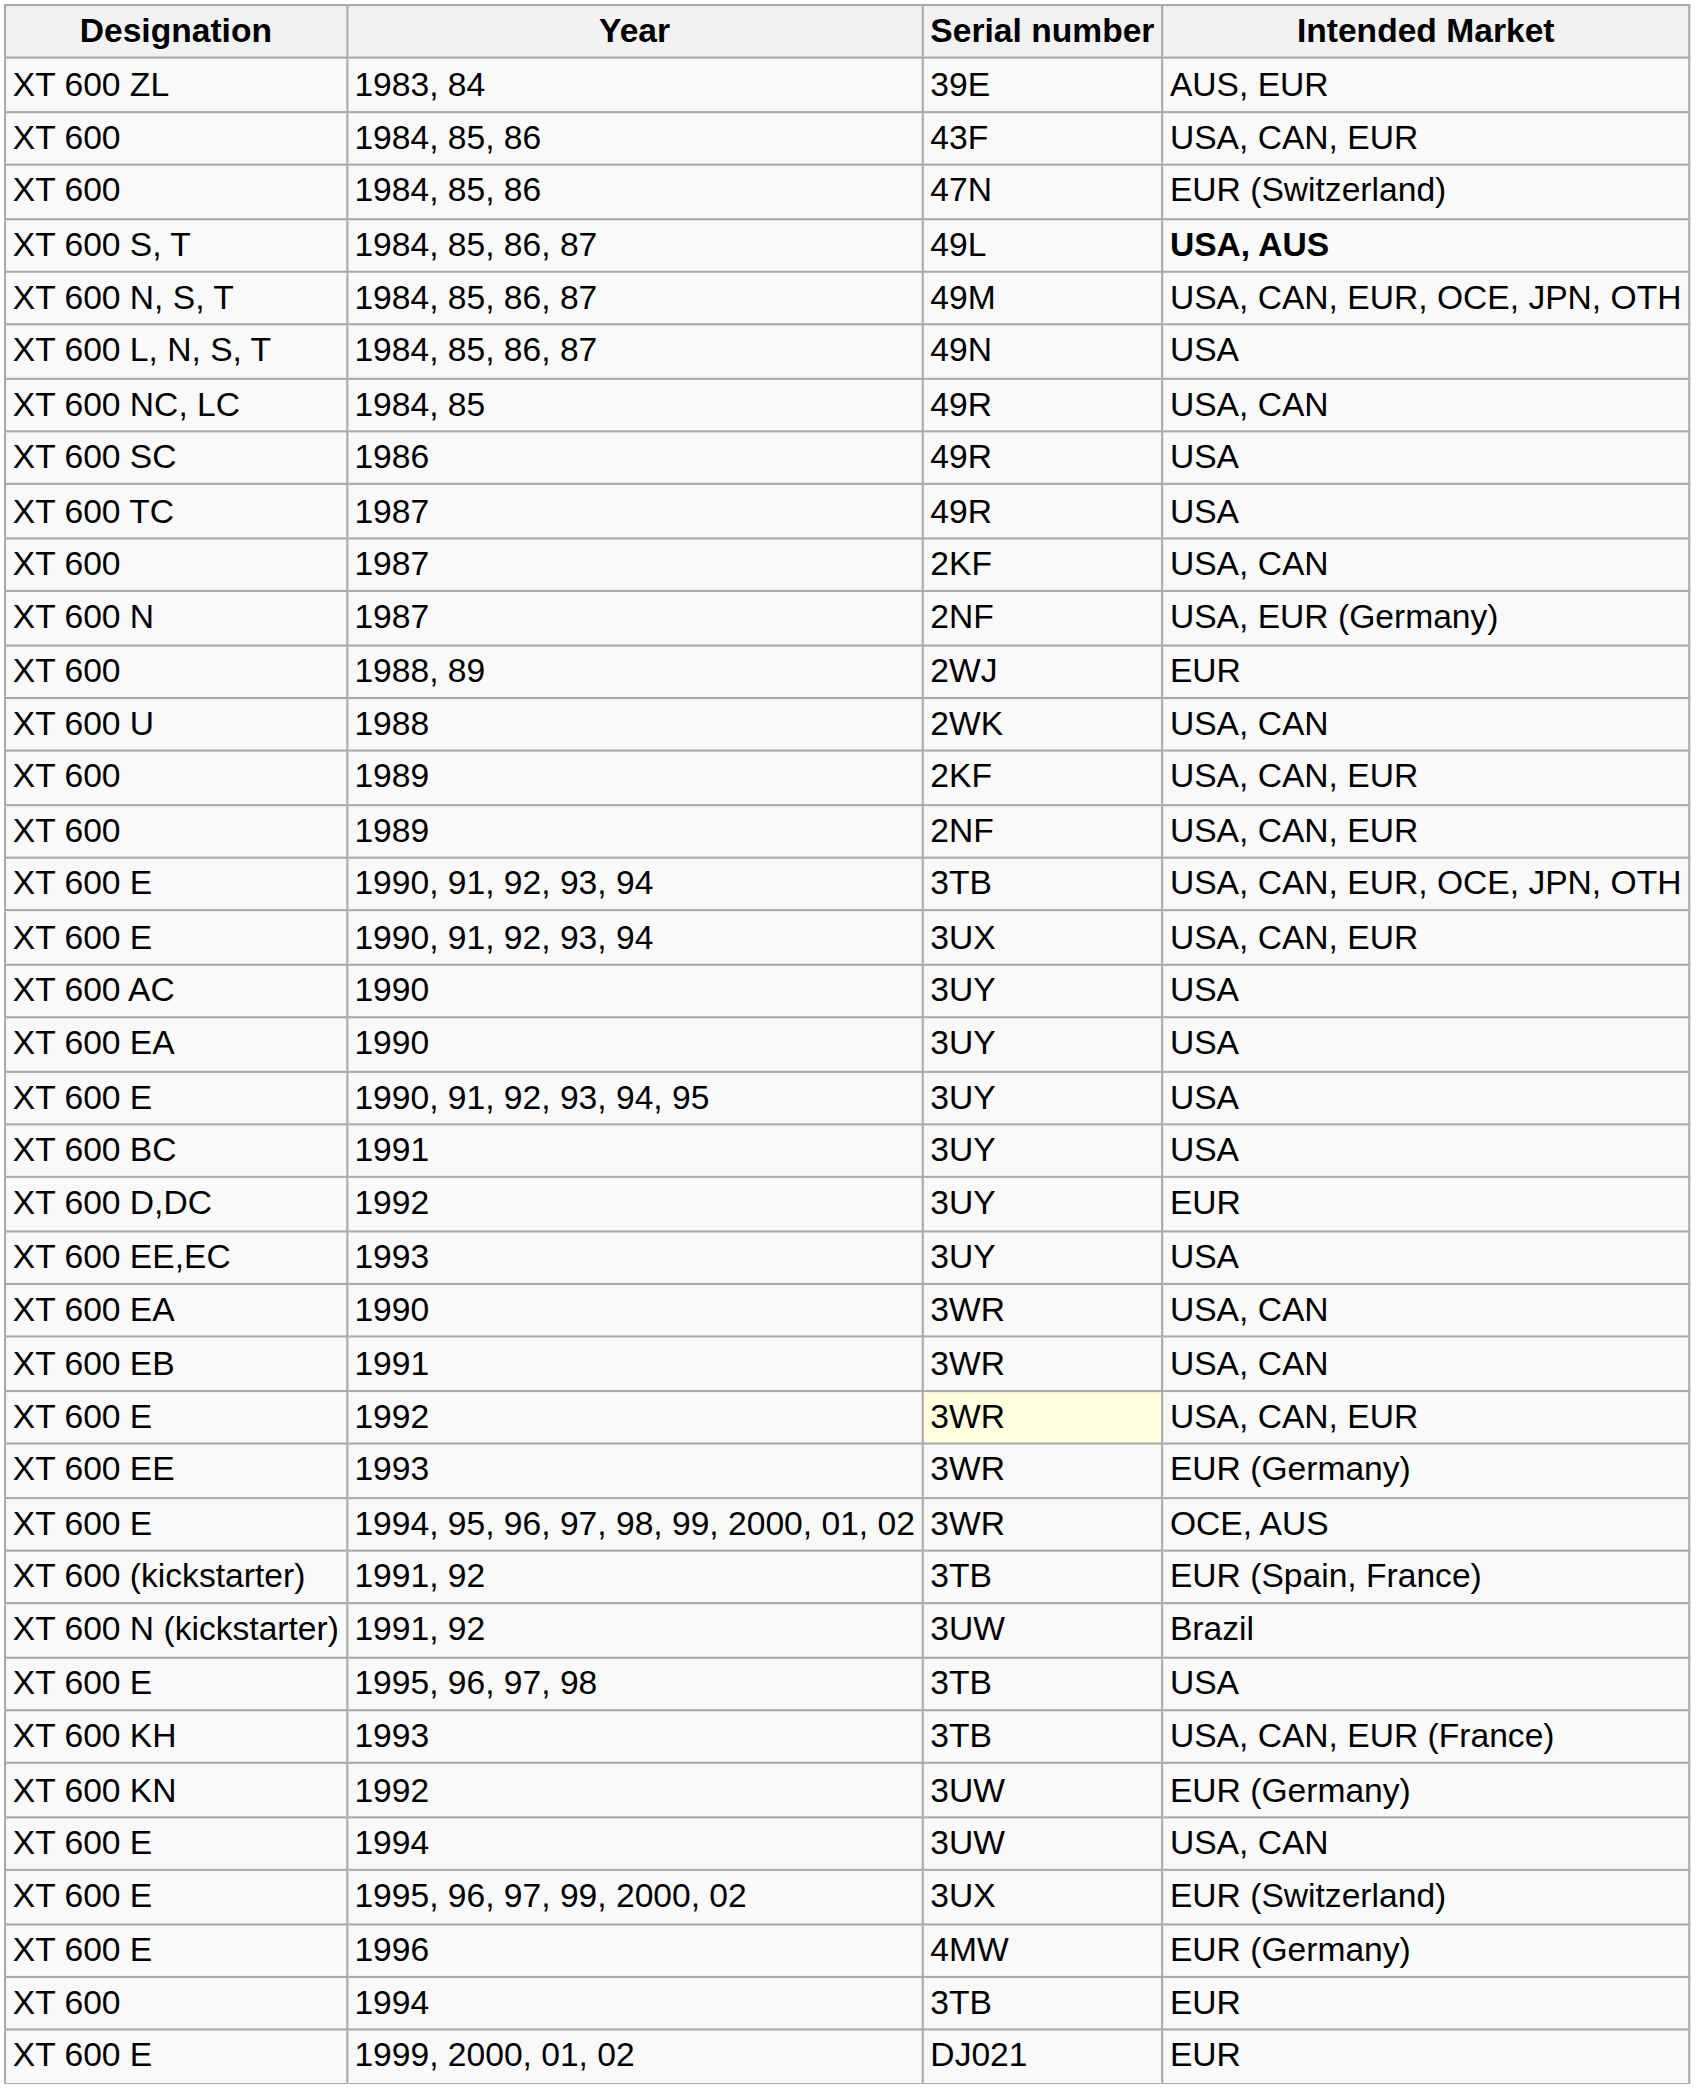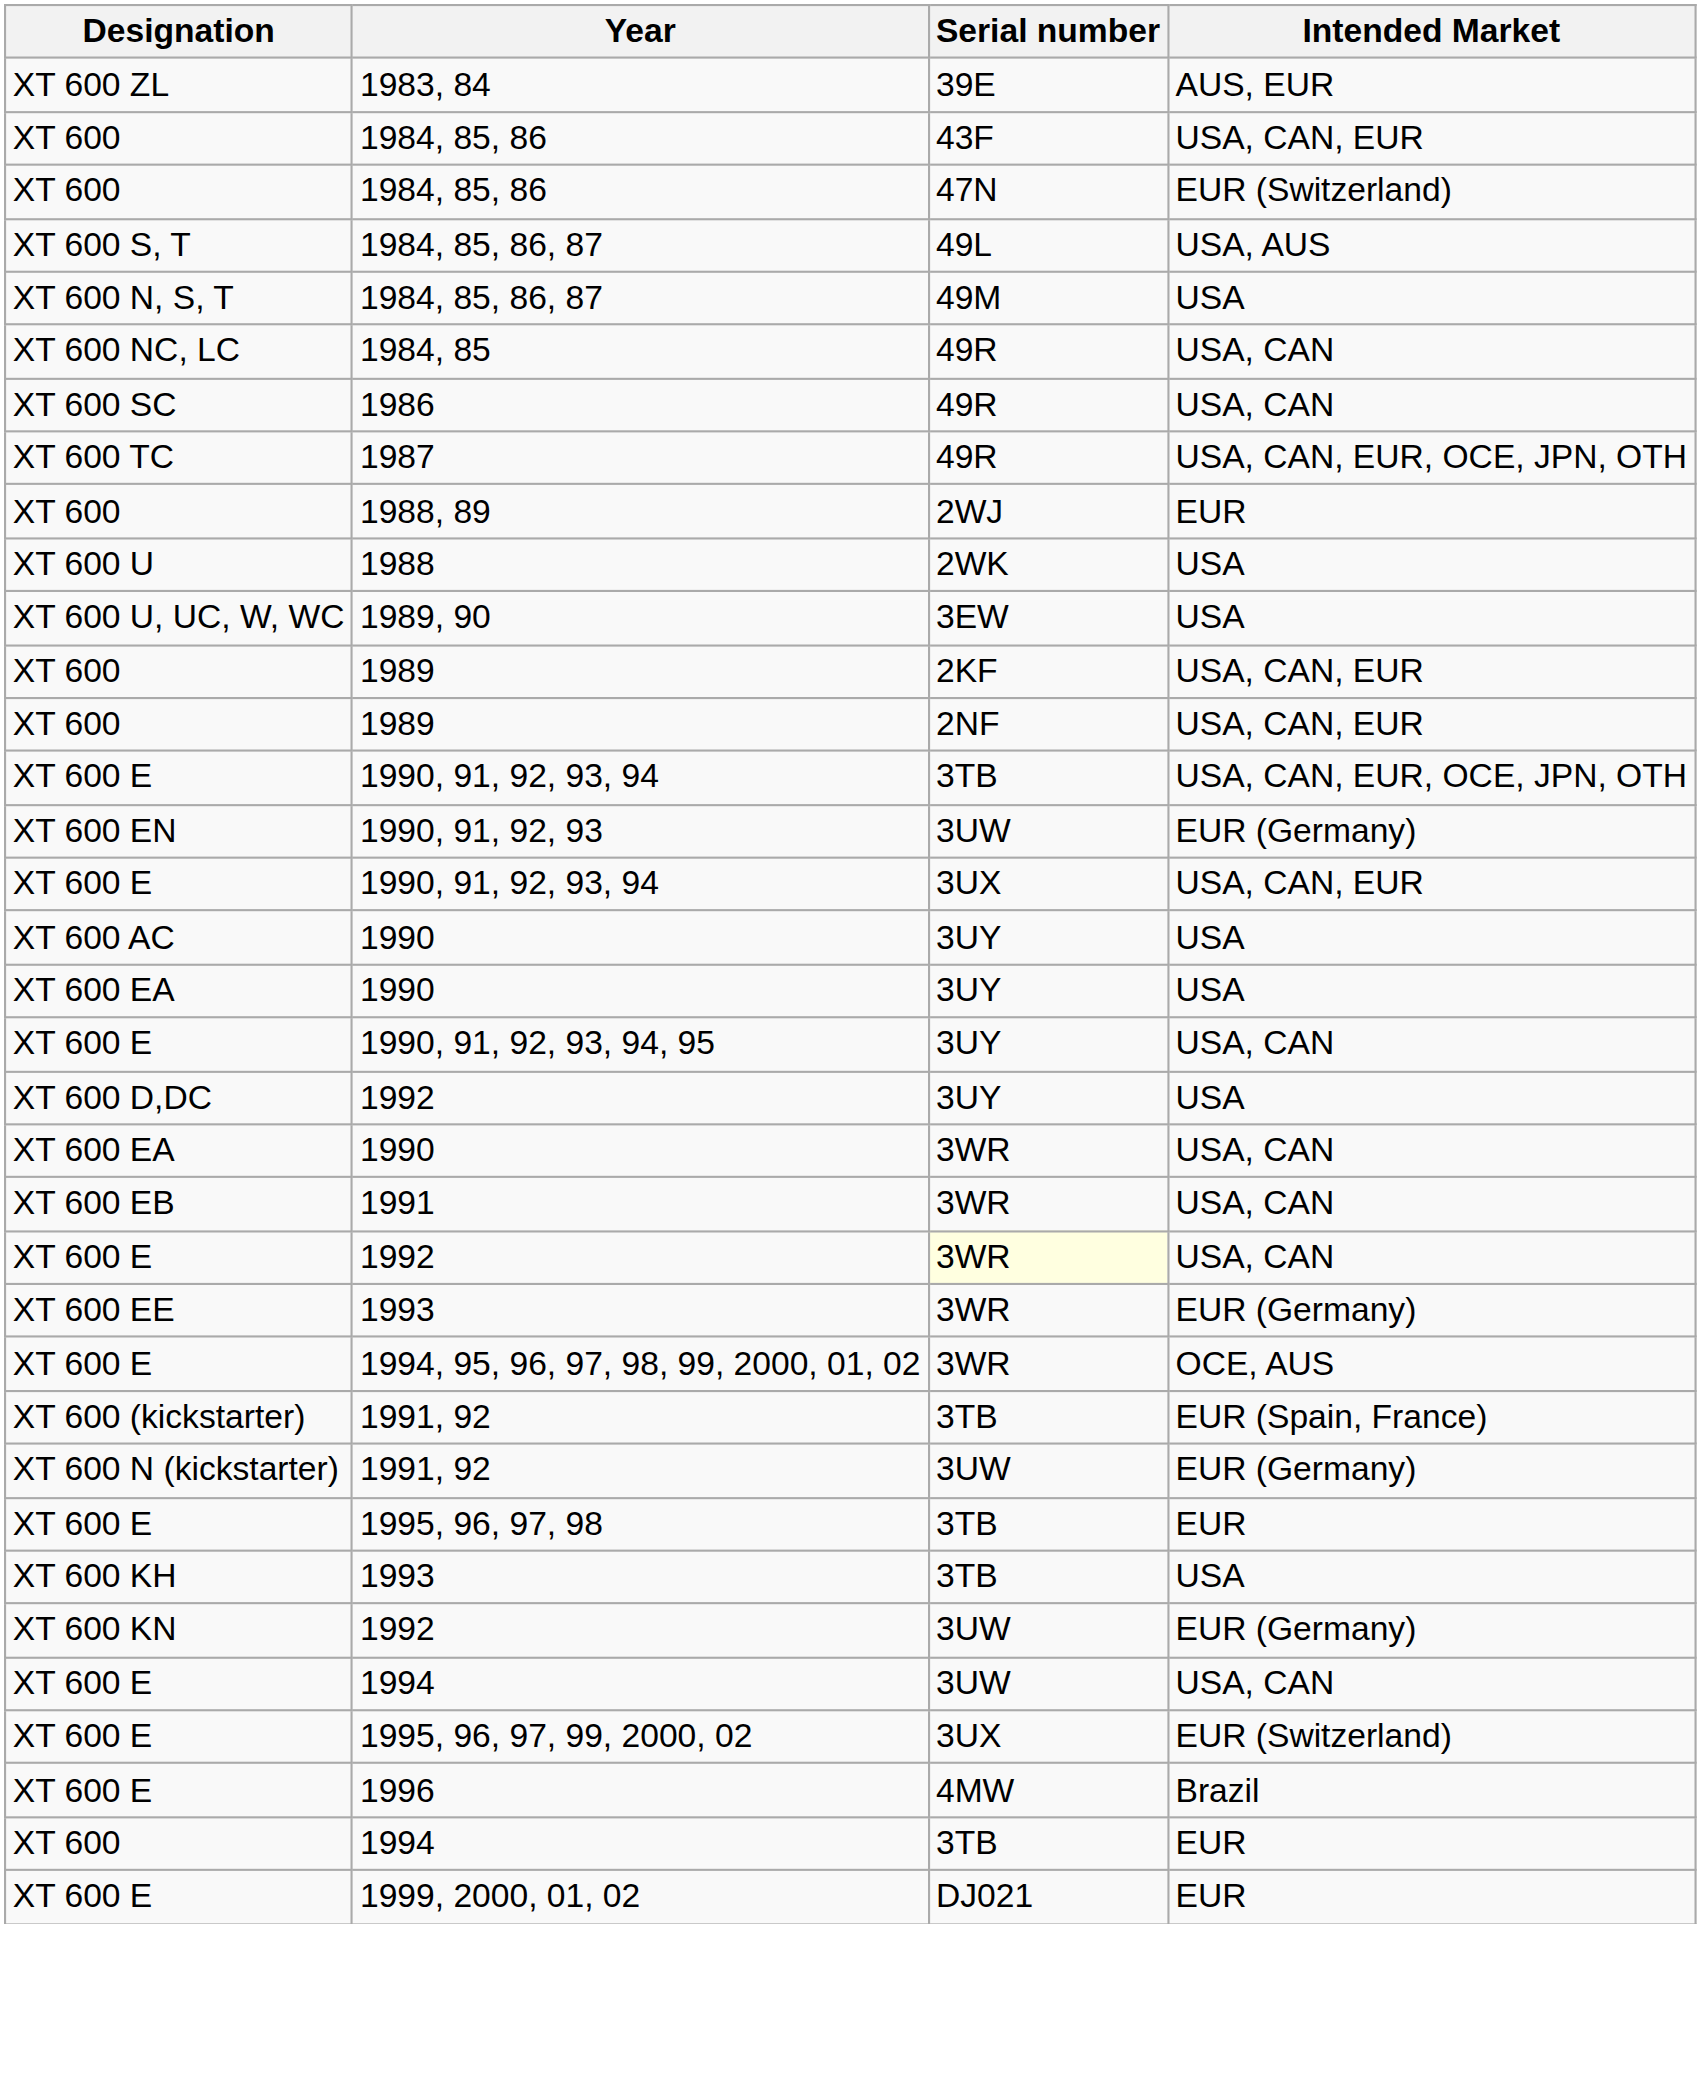(1250, 244) bold -> (1253, 244) normal
(1426, 297) USA, CAN, EUR, OCE, JPN, OTH -> (1210, 297) USA
- row: (142, 350)
(1204, 457) USA -> (1255, 404) USA, CAN
(1204, 510) USA -> (1431, 457) USA, CAN, EUR, OCE, JPN, OTH
- row: (67, 564)
- row: (83, 617)
(1249, 723) USA, CAN -> (1210, 564) USA
+ row: (179, 617)
+ row: (95, 830)
(1204, 1096) USA -> (1255, 1043) USA, CAN
- row: (95, 1150)
(1205, 1203) EUR -> (1210, 1096) USA
- row: (122, 1256)
(1294, 1416) USA, CAN, EUR -> (1255, 1256) USA, CAN
(1212, 1629) Brazil -> (1296, 1469) EUR (Germany)
(1204, 1683) USA -> (1211, 1523) EUR
(1362, 1736) USA, CAN, EUR (France) -> (1210, 1576) USA
(1290, 1949) EUR (Germany) -> (1218, 1789) Brazil
